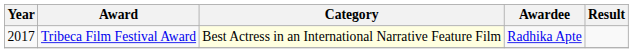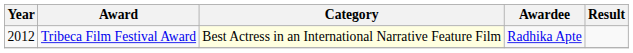(21, 36) 2017 -> (21, 36) 2012
